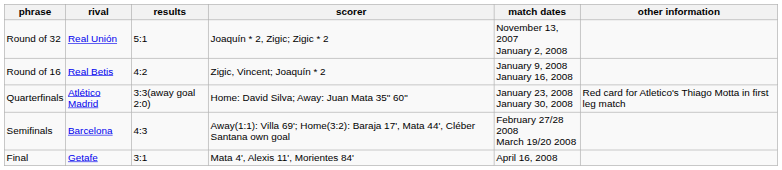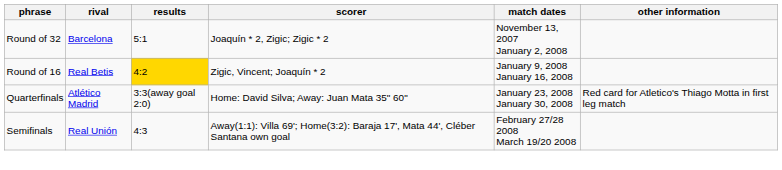(92, 39) Real Unión -> (90, 39) Barcelona
(140, 71) no background -> (140, 71) gold background
(90, 131) Barcelona -> (92, 131) Real Unión
- row: (17, 157)
